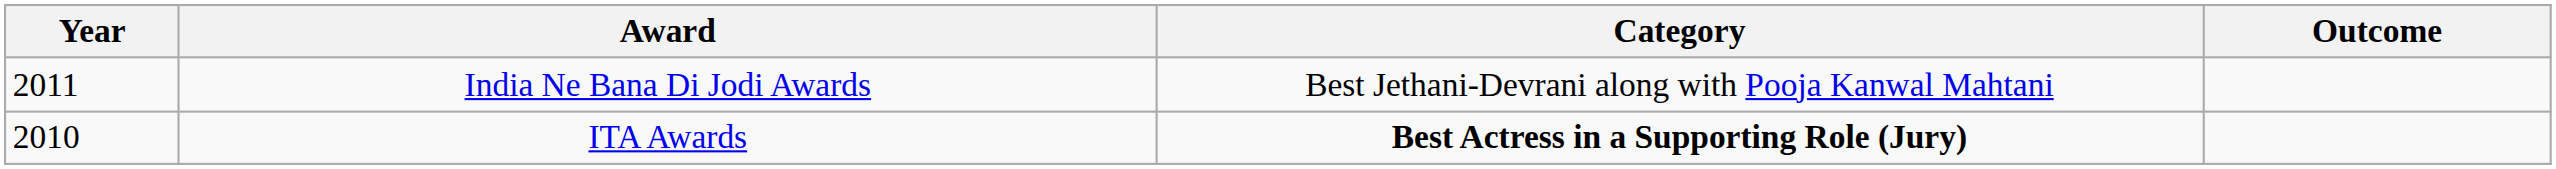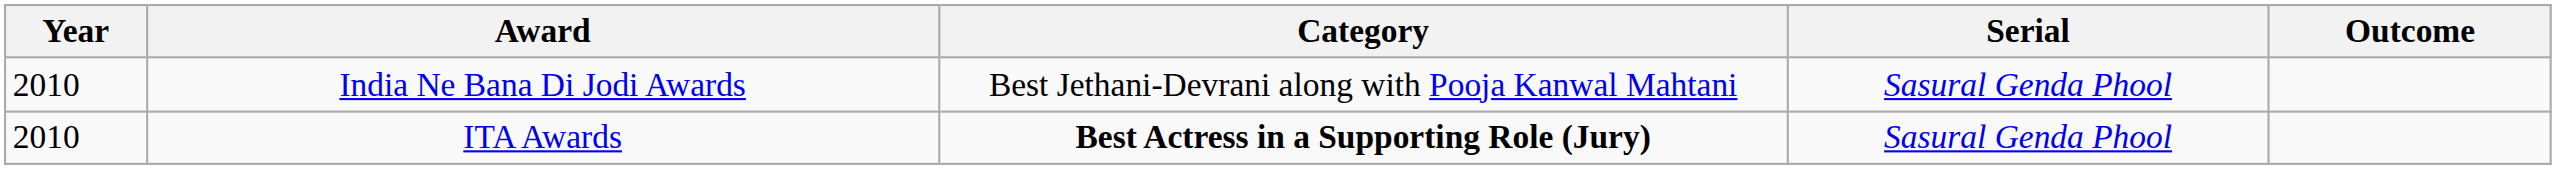+ column: (2028, 31)
(46, 84) 2011 -> (46, 84) 2010
